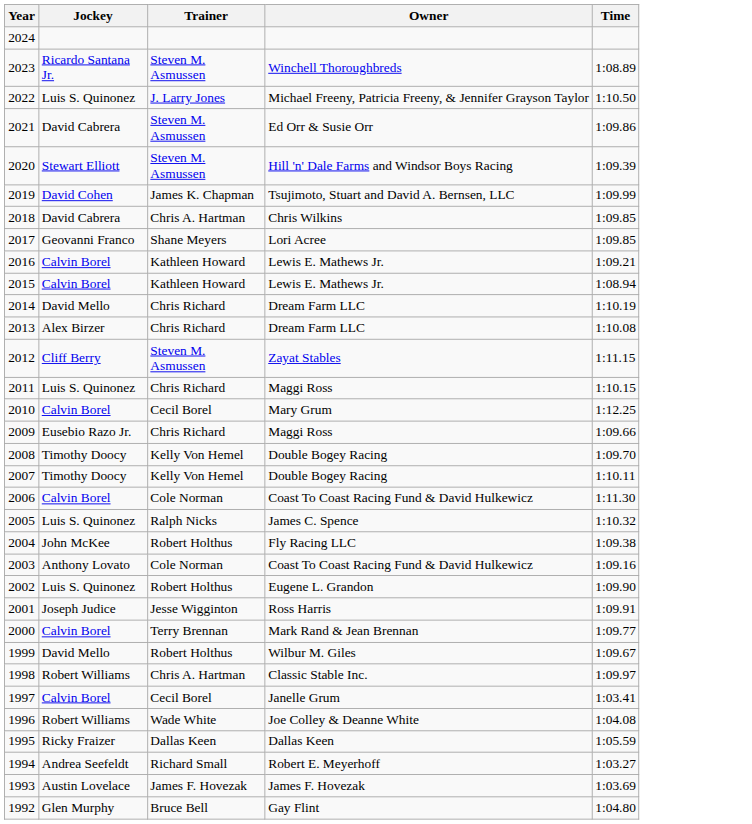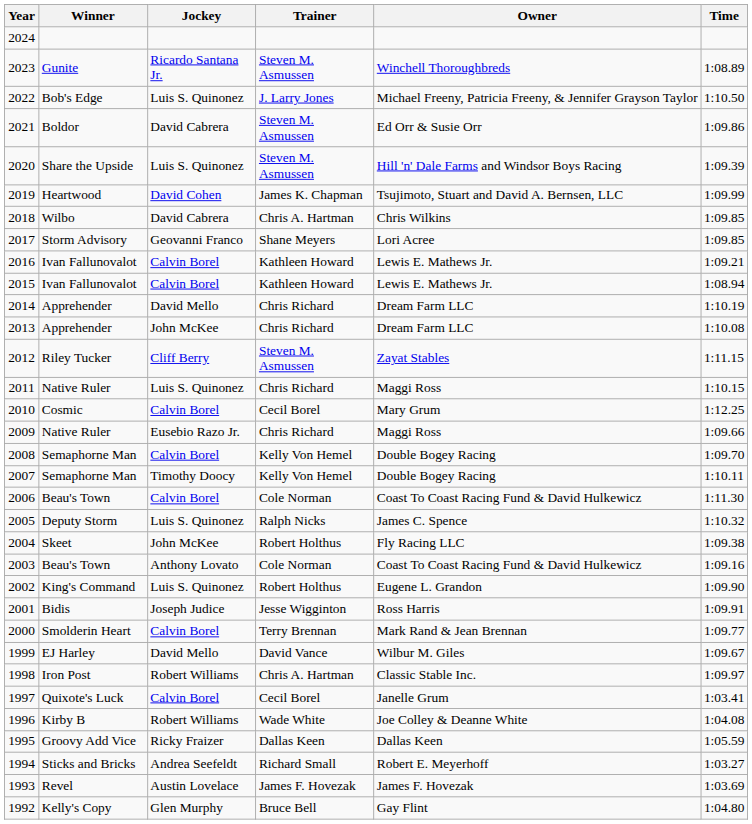+ column: (93, 15)
(81, 165) Stewart Elliott -> (197, 165) Luis S. Quinonez
(73, 328) Alex Birzer -> (184, 328) John McKee
(84, 454) Timothy Doocy -> (185, 454) Calvin Borel
(191, 653) Robert Holthus -> (293, 653) David Vance
